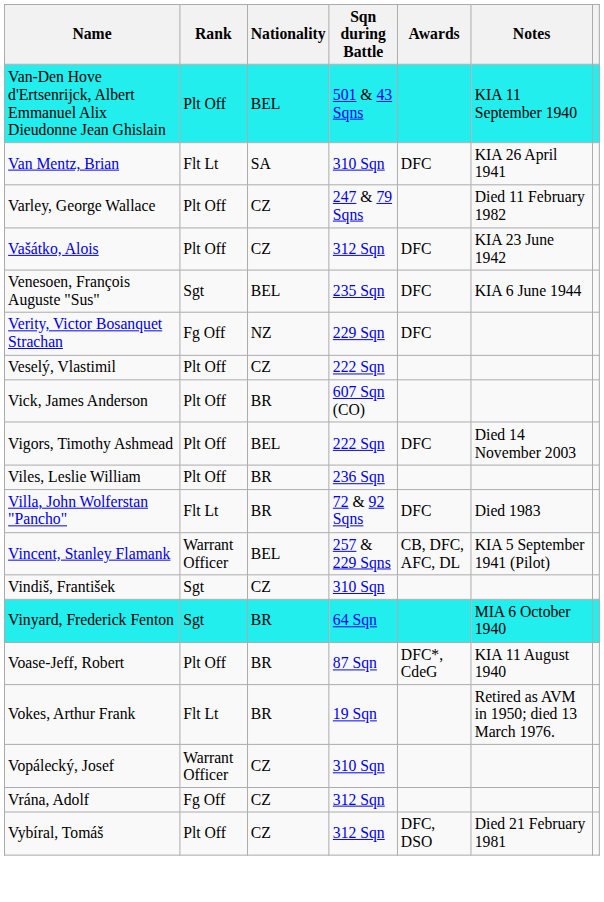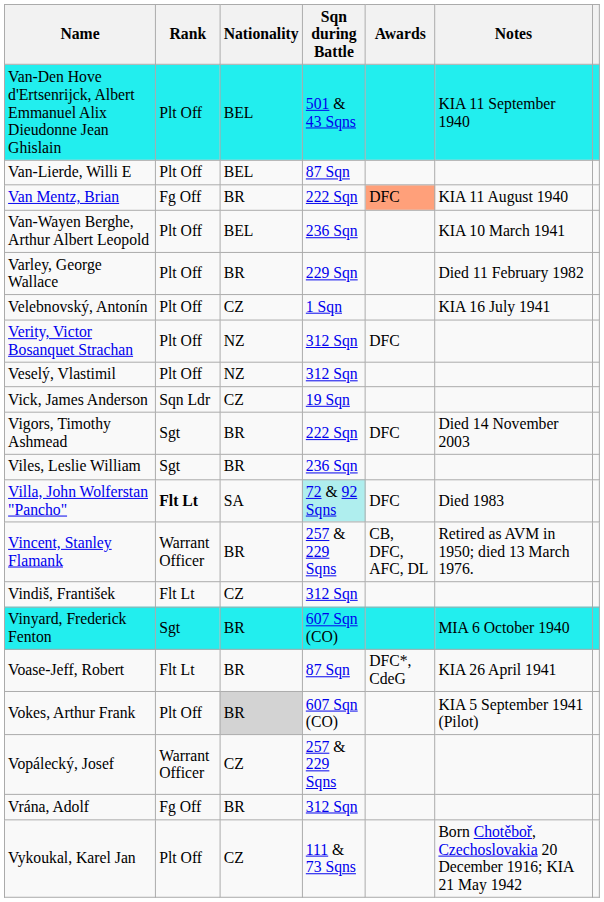+ row: (70, 172)
(201, 163) Flt Lt -> (180, 197) Fg Off
(261, 163) SA -> (234, 197) BR
(359, 163) 310 Sqn -> (332, 197) 222 Sqn
(416, 163) no background -> (384, 197) lightsalmon background
(516, 163) KIA 26 April 1941 -> (503, 197) KIA 11 August 1940
+ row: (79, 231)
(261, 206) CZ -> (234, 273) BR
(362, 206) 247 & 79 Sqns -> (332, 273) 229 Sqn
- row: (53, 248)
+ row: (78, 307)
- row: (69, 291)
(204, 333) Fg Off -> (181, 340) Plt Off
(359, 333) 229 Sqn -> (332, 340) 312 Sqn
(261, 367) CZ -> (234, 374) NZ
(359, 367) 222 Sqn -> (332, 374) 312 Sqn
(205, 401) Plt Off -> (185, 399) Sqn Ldr
(261, 401) BR -> (234, 399) CZ
(359, 401) 607 Sqn (CO) -> (328, 399) 19 Sqn
(205, 443) Plt Off -> (170, 433) Sgt
(266, 443) BEL -> (234, 433) BR
(205, 477) Plt Off -> (170, 466) Sgt
(201, 510) normal -> (179, 500) bold
(261, 510) BR -> (234, 500) SA
(359, 510) no background -> (332, 500) paleturquoise background
(266, 553) BEL -> (234, 551) BR
(530, 553) KIA 5 September 1941 (Pilot) -> (504, 551) Retired as AVM in 1950; died 13 March 1976.
(194, 587) Sgt -> (177, 594) Flt Lt
(359, 587) 310 Sqn -> (332, 594) 312 Sqn
(355, 620) 64 Sqn -> (332, 628) 607 Sqn (CO)
(205, 663) Plt Off -> (177, 670) Flt Lt
(522, 663) KIA 11 August 1940 -> (497, 670) KIA 26 April 1941
(201, 714) Flt Lt -> (181, 713) Plt Off
(261, 714) no background -> (234, 713) lightgrey background
(355, 714) 19 Sqn -> (332, 713) 607 Sqn (CO)
(526, 714) Retired as AVM in 1950; died 13 March 1976. -> (511, 713) KIA 5 September 1941 (Pilot)
(359, 766) 310 Sqn -> (326, 764) 257 & 229 Sqns
(261, 799) CZ -> (234, 806) BR
- row: (56, 833)
+ row: (72, 858)
